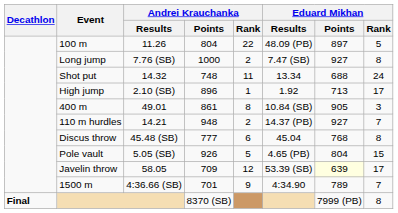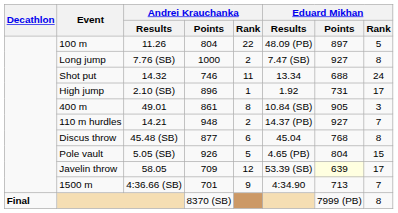(209, 75) 748 -> (209, 75) 746
(339, 91) 713 -> (339, 91) 731
(209, 138) 777 -> (209, 138) 877
(339, 185) 789 -> (339, 185) 713
